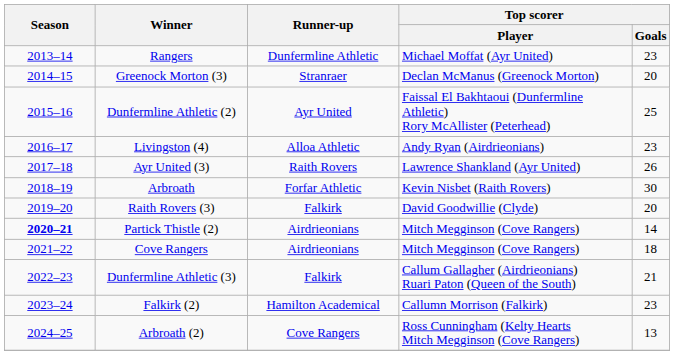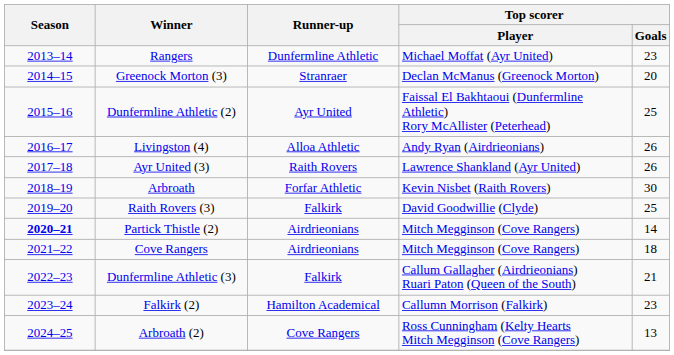(651, 146) 23 -> (651, 146) 26
(651, 208) 20 -> (651, 208) 25
